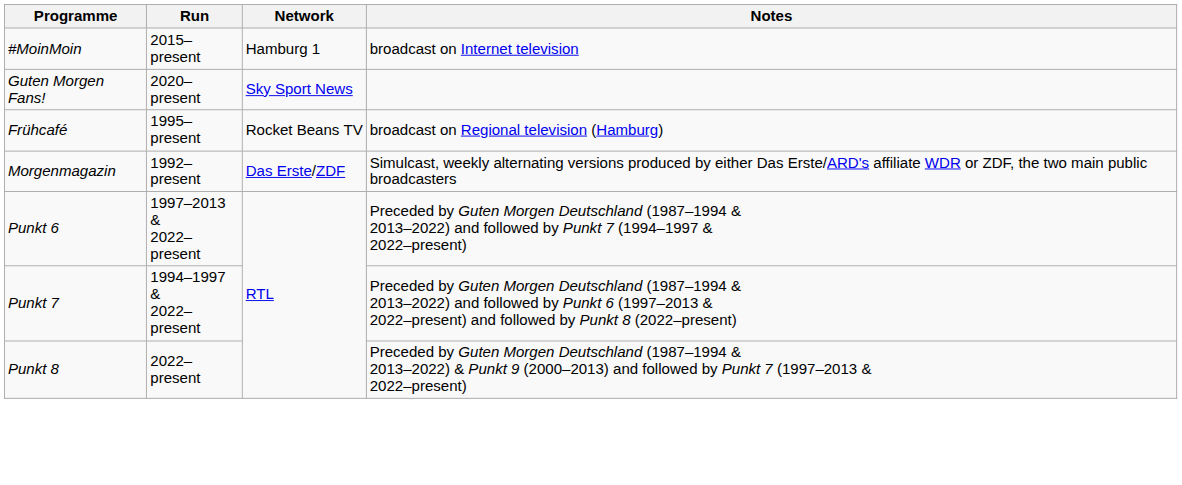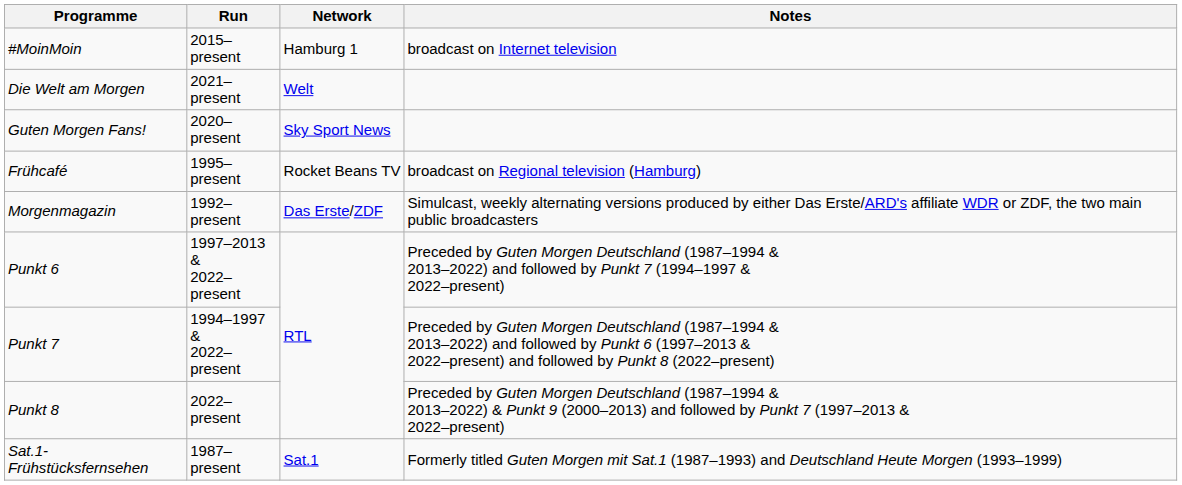+ row: (76, 89)
+ row: (78, 459)
